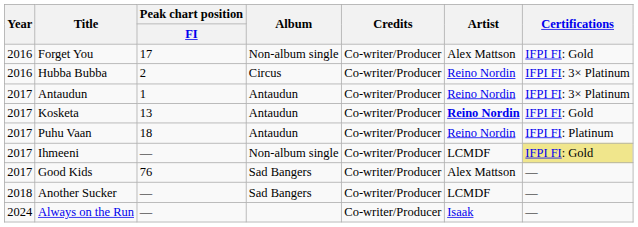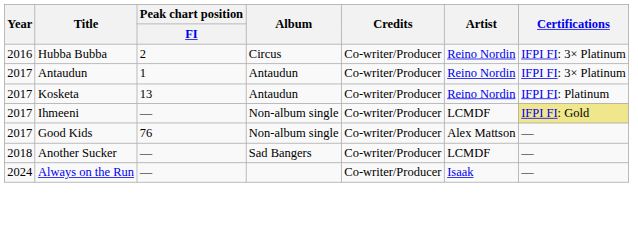- row: (66, 53)
(483, 113) bold -> (481, 93) normal
(559, 113) IFPI FI: Gold -> (565, 93) IFPI FI: Platinum
- row: (65, 133)
(280, 172) Sad Bangers -> (294, 133) Non-album single
